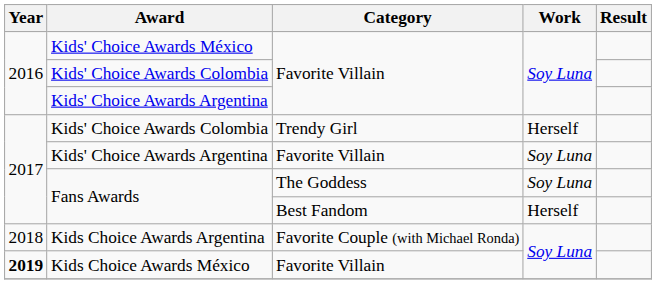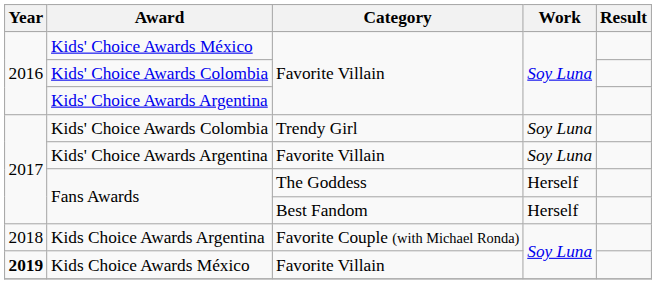(553, 127) Herself -> (560, 127) Soy Luna
(560, 182) Soy Luna -> (553, 182) Herself
